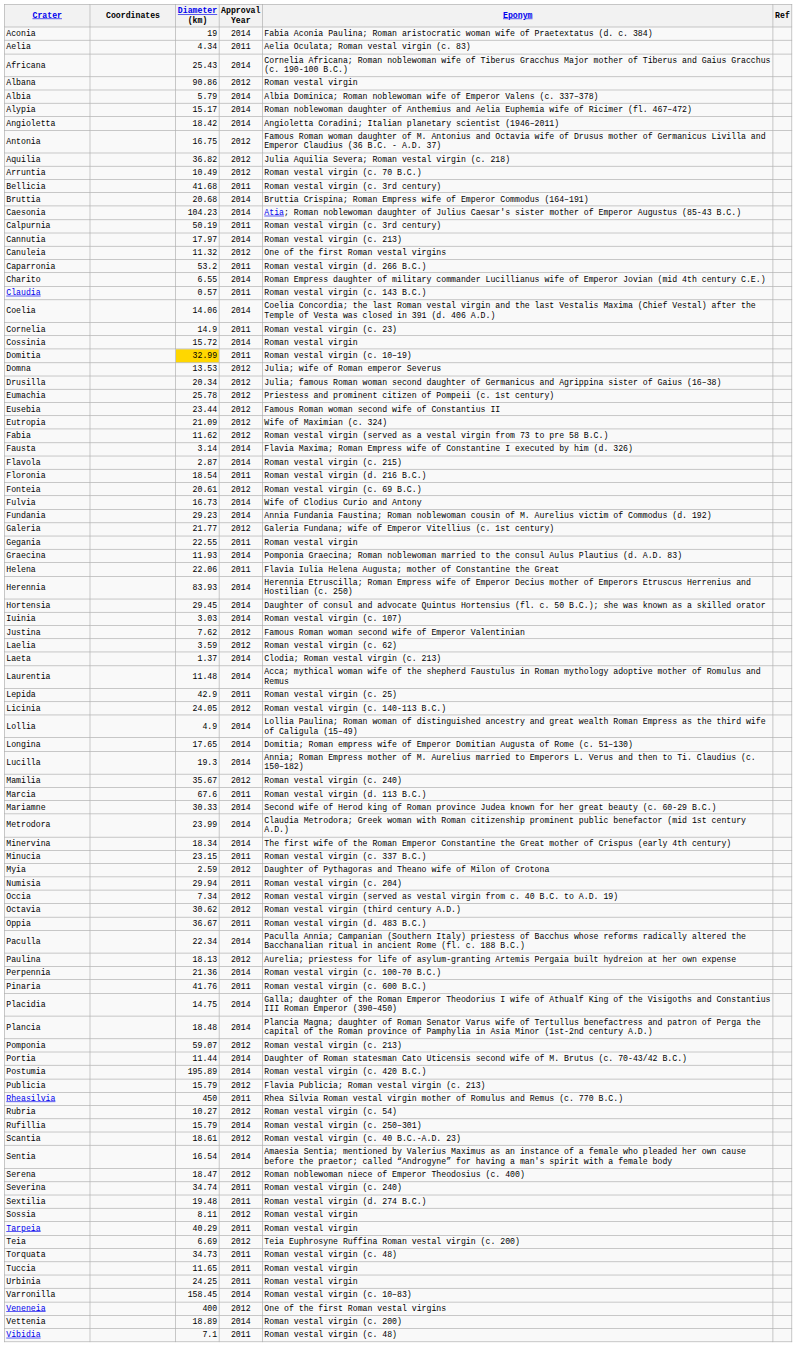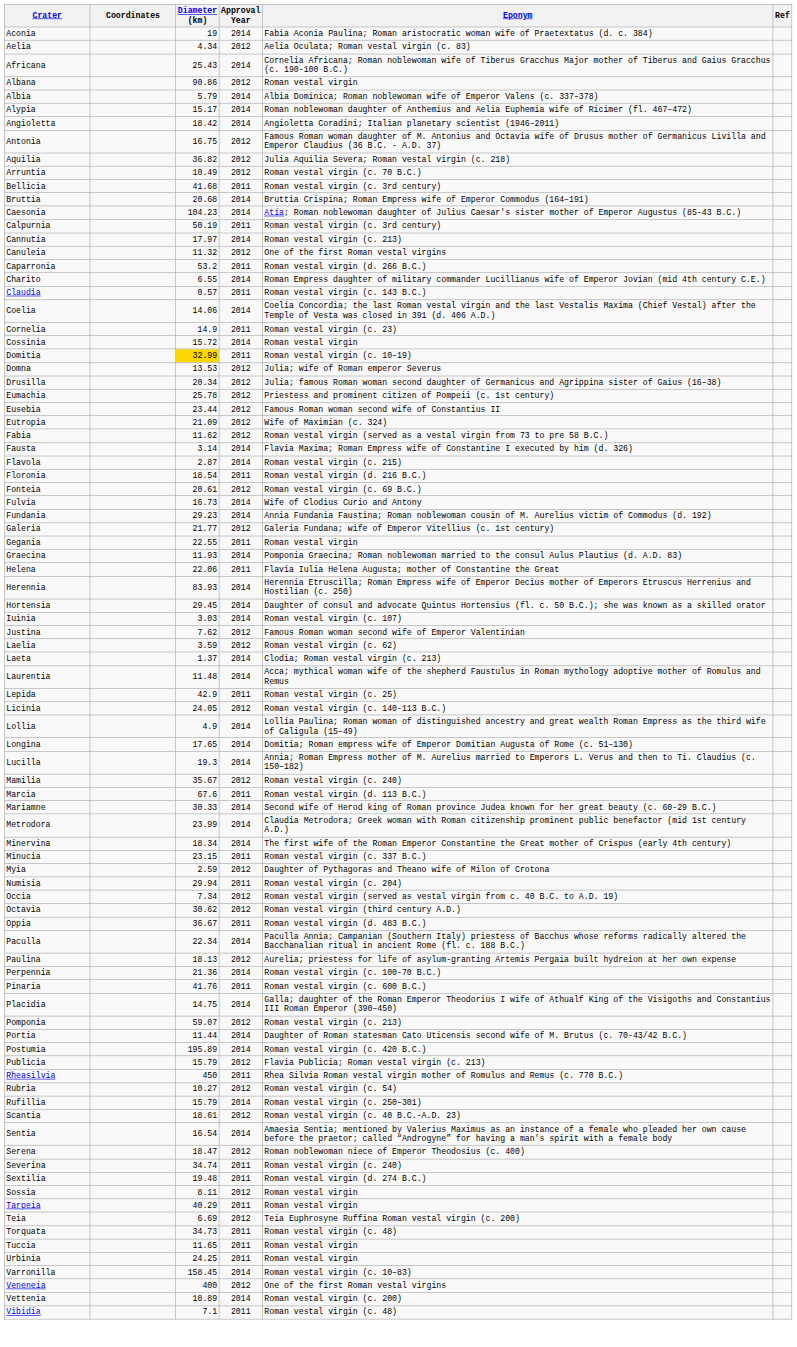(241, 47) 2011 -> (241, 47) 2012
- row: (23, 1027)
